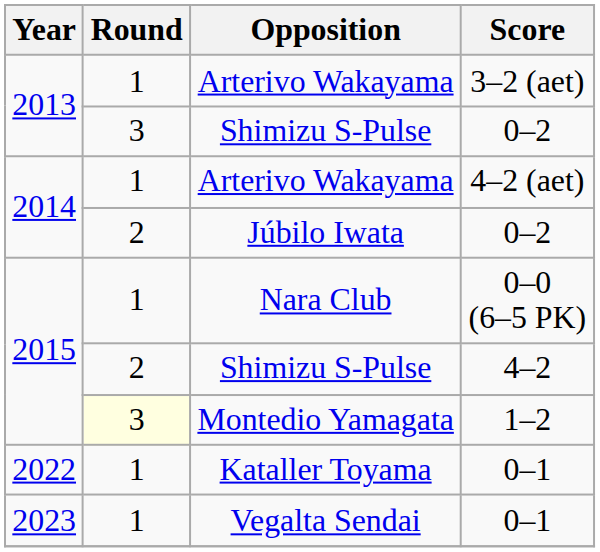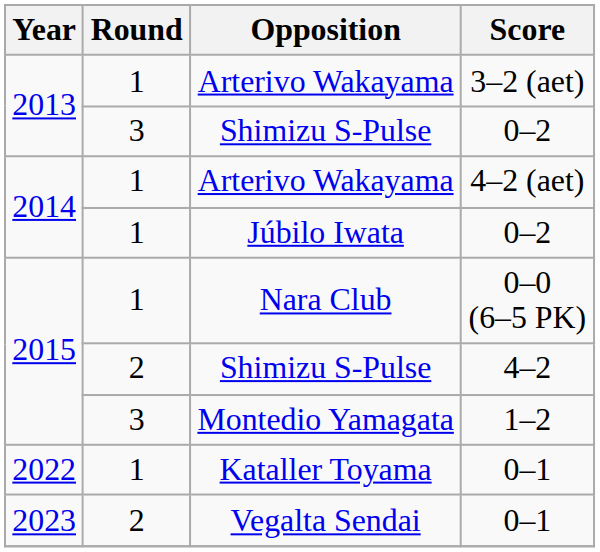(137, 231) 2 -> (137, 231) 1
(137, 419) lightyellow background -> (137, 419) no background
(137, 520) 1 -> (137, 520) 2
